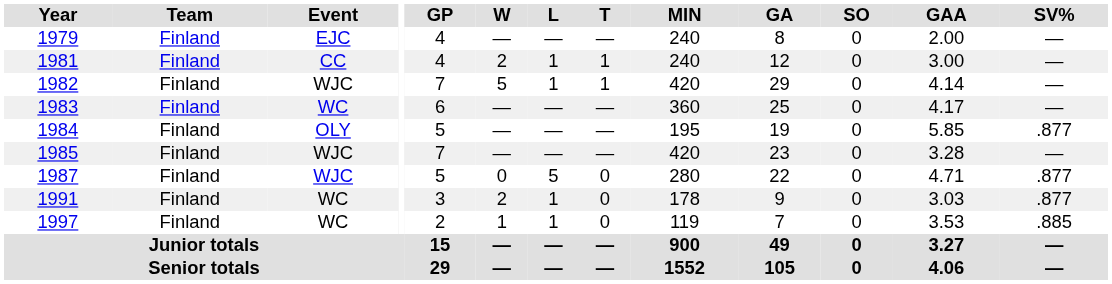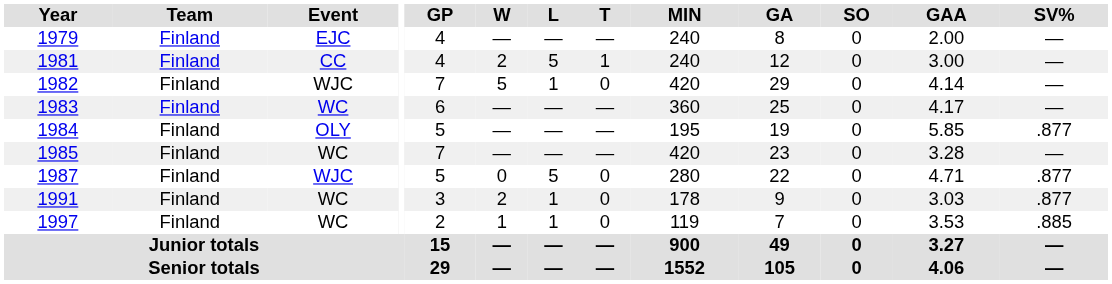(553, 61) 1 -> (553, 61) 5
(605, 84) 1 -> (605, 84) 0
(333, 153) WJC -> (333, 153) WC
